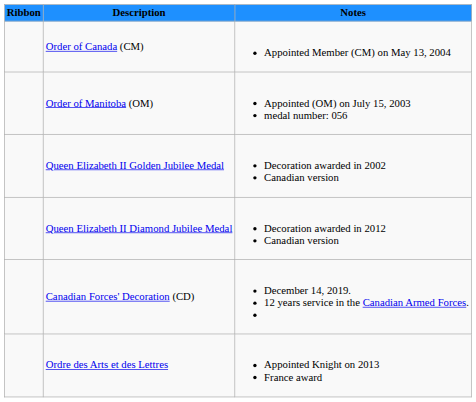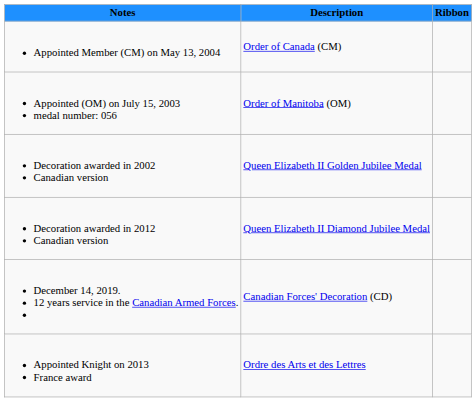columns swapped: (24, 13) <-> (353, 13)
